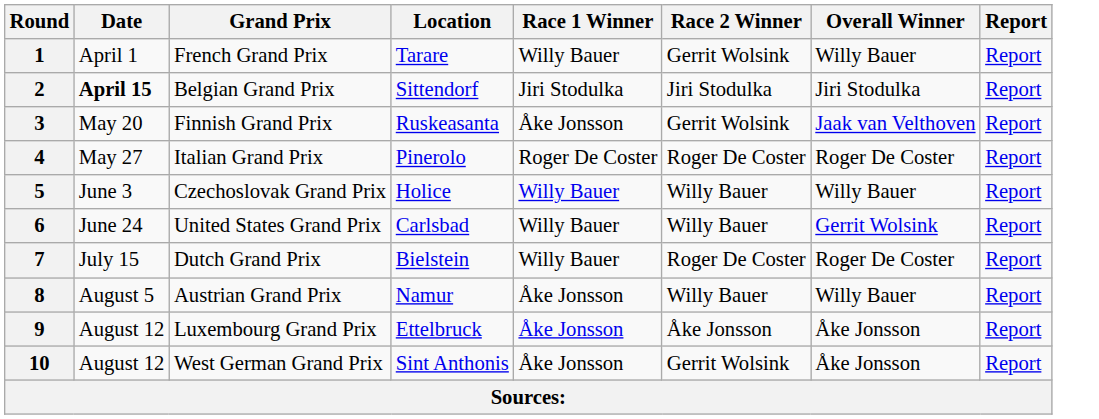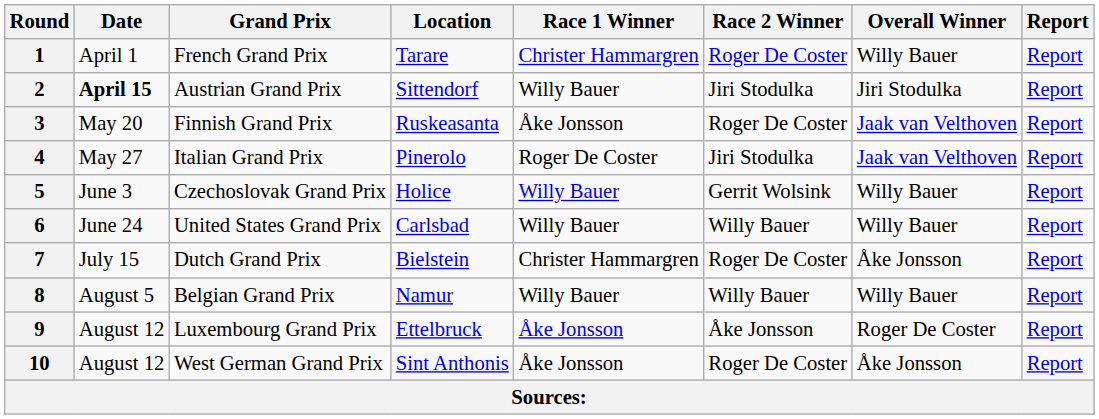(569, 55) Willy Bauer -> (609, 55) Christer Hammargren
(728, 55) Gerrit Wolsink -> (778, 55) Roger De Coster
(254, 89) Belgian Grand Prix -> (258, 89) Austrian Grand Prix
(571, 89) Jiri Stodulka -> (569, 89) Willy Bauer
(728, 123) Gerrit Wolsink -> (778, 123) Roger De Coster
(736, 158) Roger De Coster -> (761, 158) Jiri Stodulka
(885, 158) Roger De Coster -> (937, 158) Jaak van Velthoven
(717, 192) Willy Bauer -> (770, 192) Gerrit Wolsink
(877, 226) Gerrit Wolsink -> (907, 226) Willy Bauer
(569, 260) Willy Bauer -> (609, 260) Christer Hammargren
(885, 260) Roger De Coster -> (909, 260) Åke Jonsson
(258, 294) Austrian Grand Prix -> (254, 294) Belgian Grand Prix
(571, 294) Åke Jonsson -> (569, 294) Willy Bauer
(868, 328) Åke Jonsson -> (926, 328) Roger De Coster
(728, 362) Gerrit Wolsink -> (778, 362) Roger De Coster
